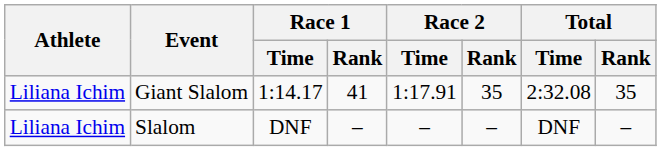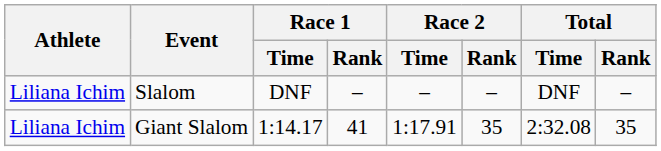rows swapped: (192, 92) <-> (165, 127)
